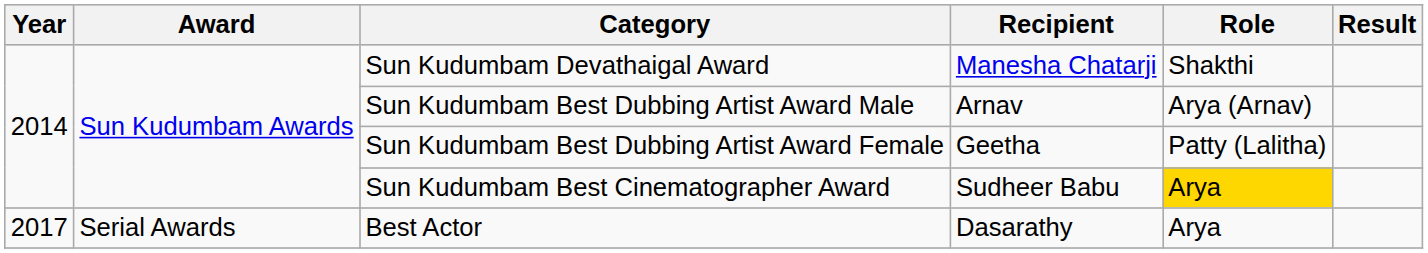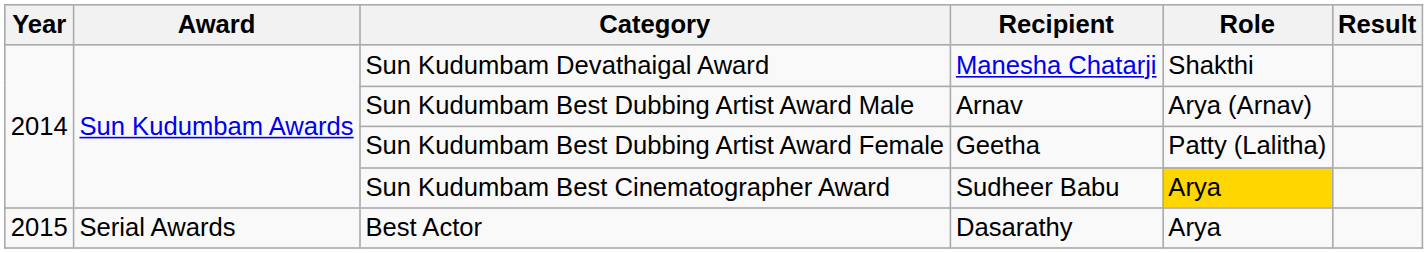(39, 227) 2017 -> (39, 227) 2015
